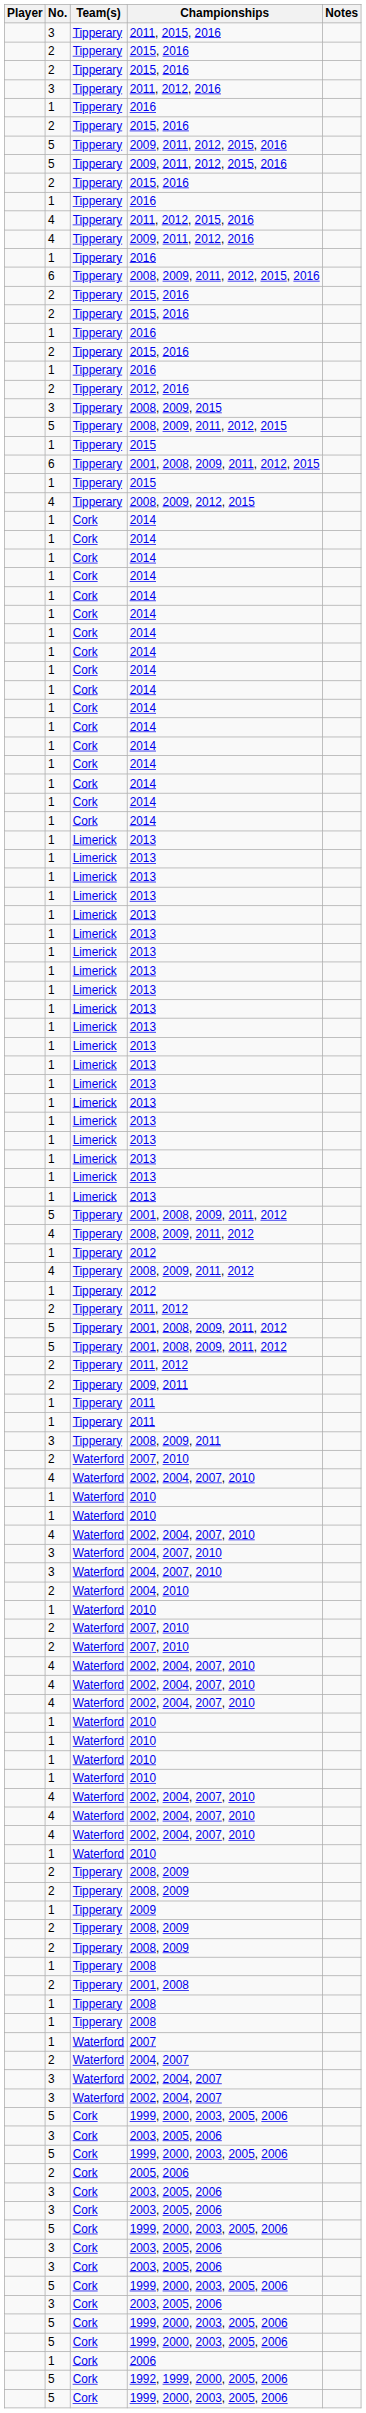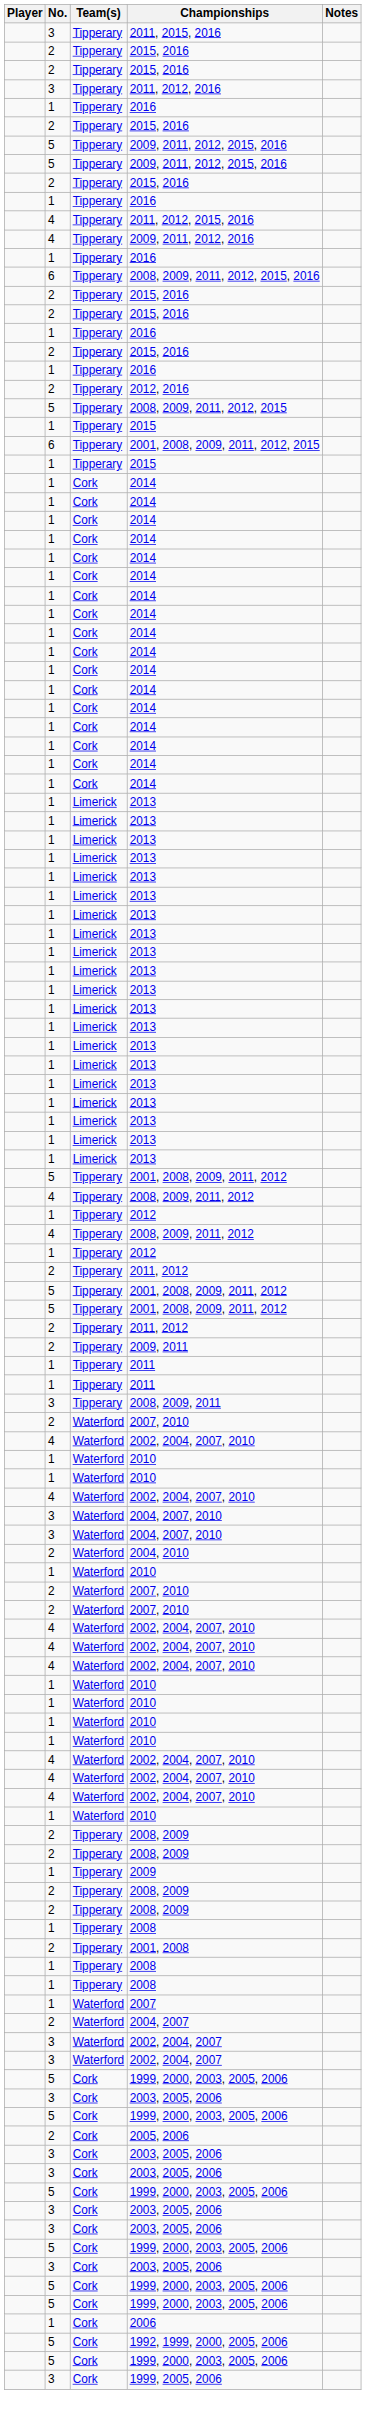- row: (51, 408)
- row: (51, 502)
+ row: (51, 2379)
